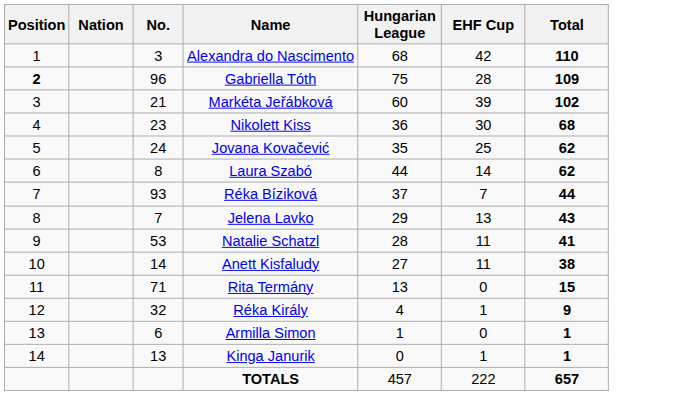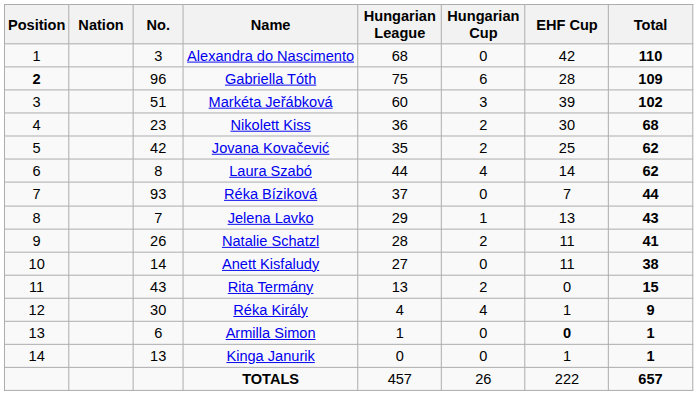+ column: (483, 24)
(158, 102) 21 -> (158, 102) 51
(158, 148) 24 -> (158, 148) 42
(158, 240) 53 -> (158, 240) 26
(158, 287) 71 -> (158, 287) 43
(158, 310) 32 -> (158, 310) 30
(483, 333) normal -> (567, 333) bold
